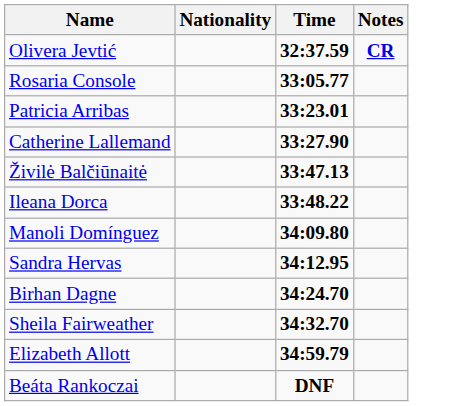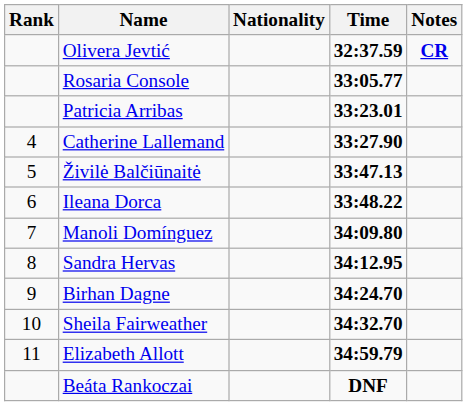+ column: (31, 19)
